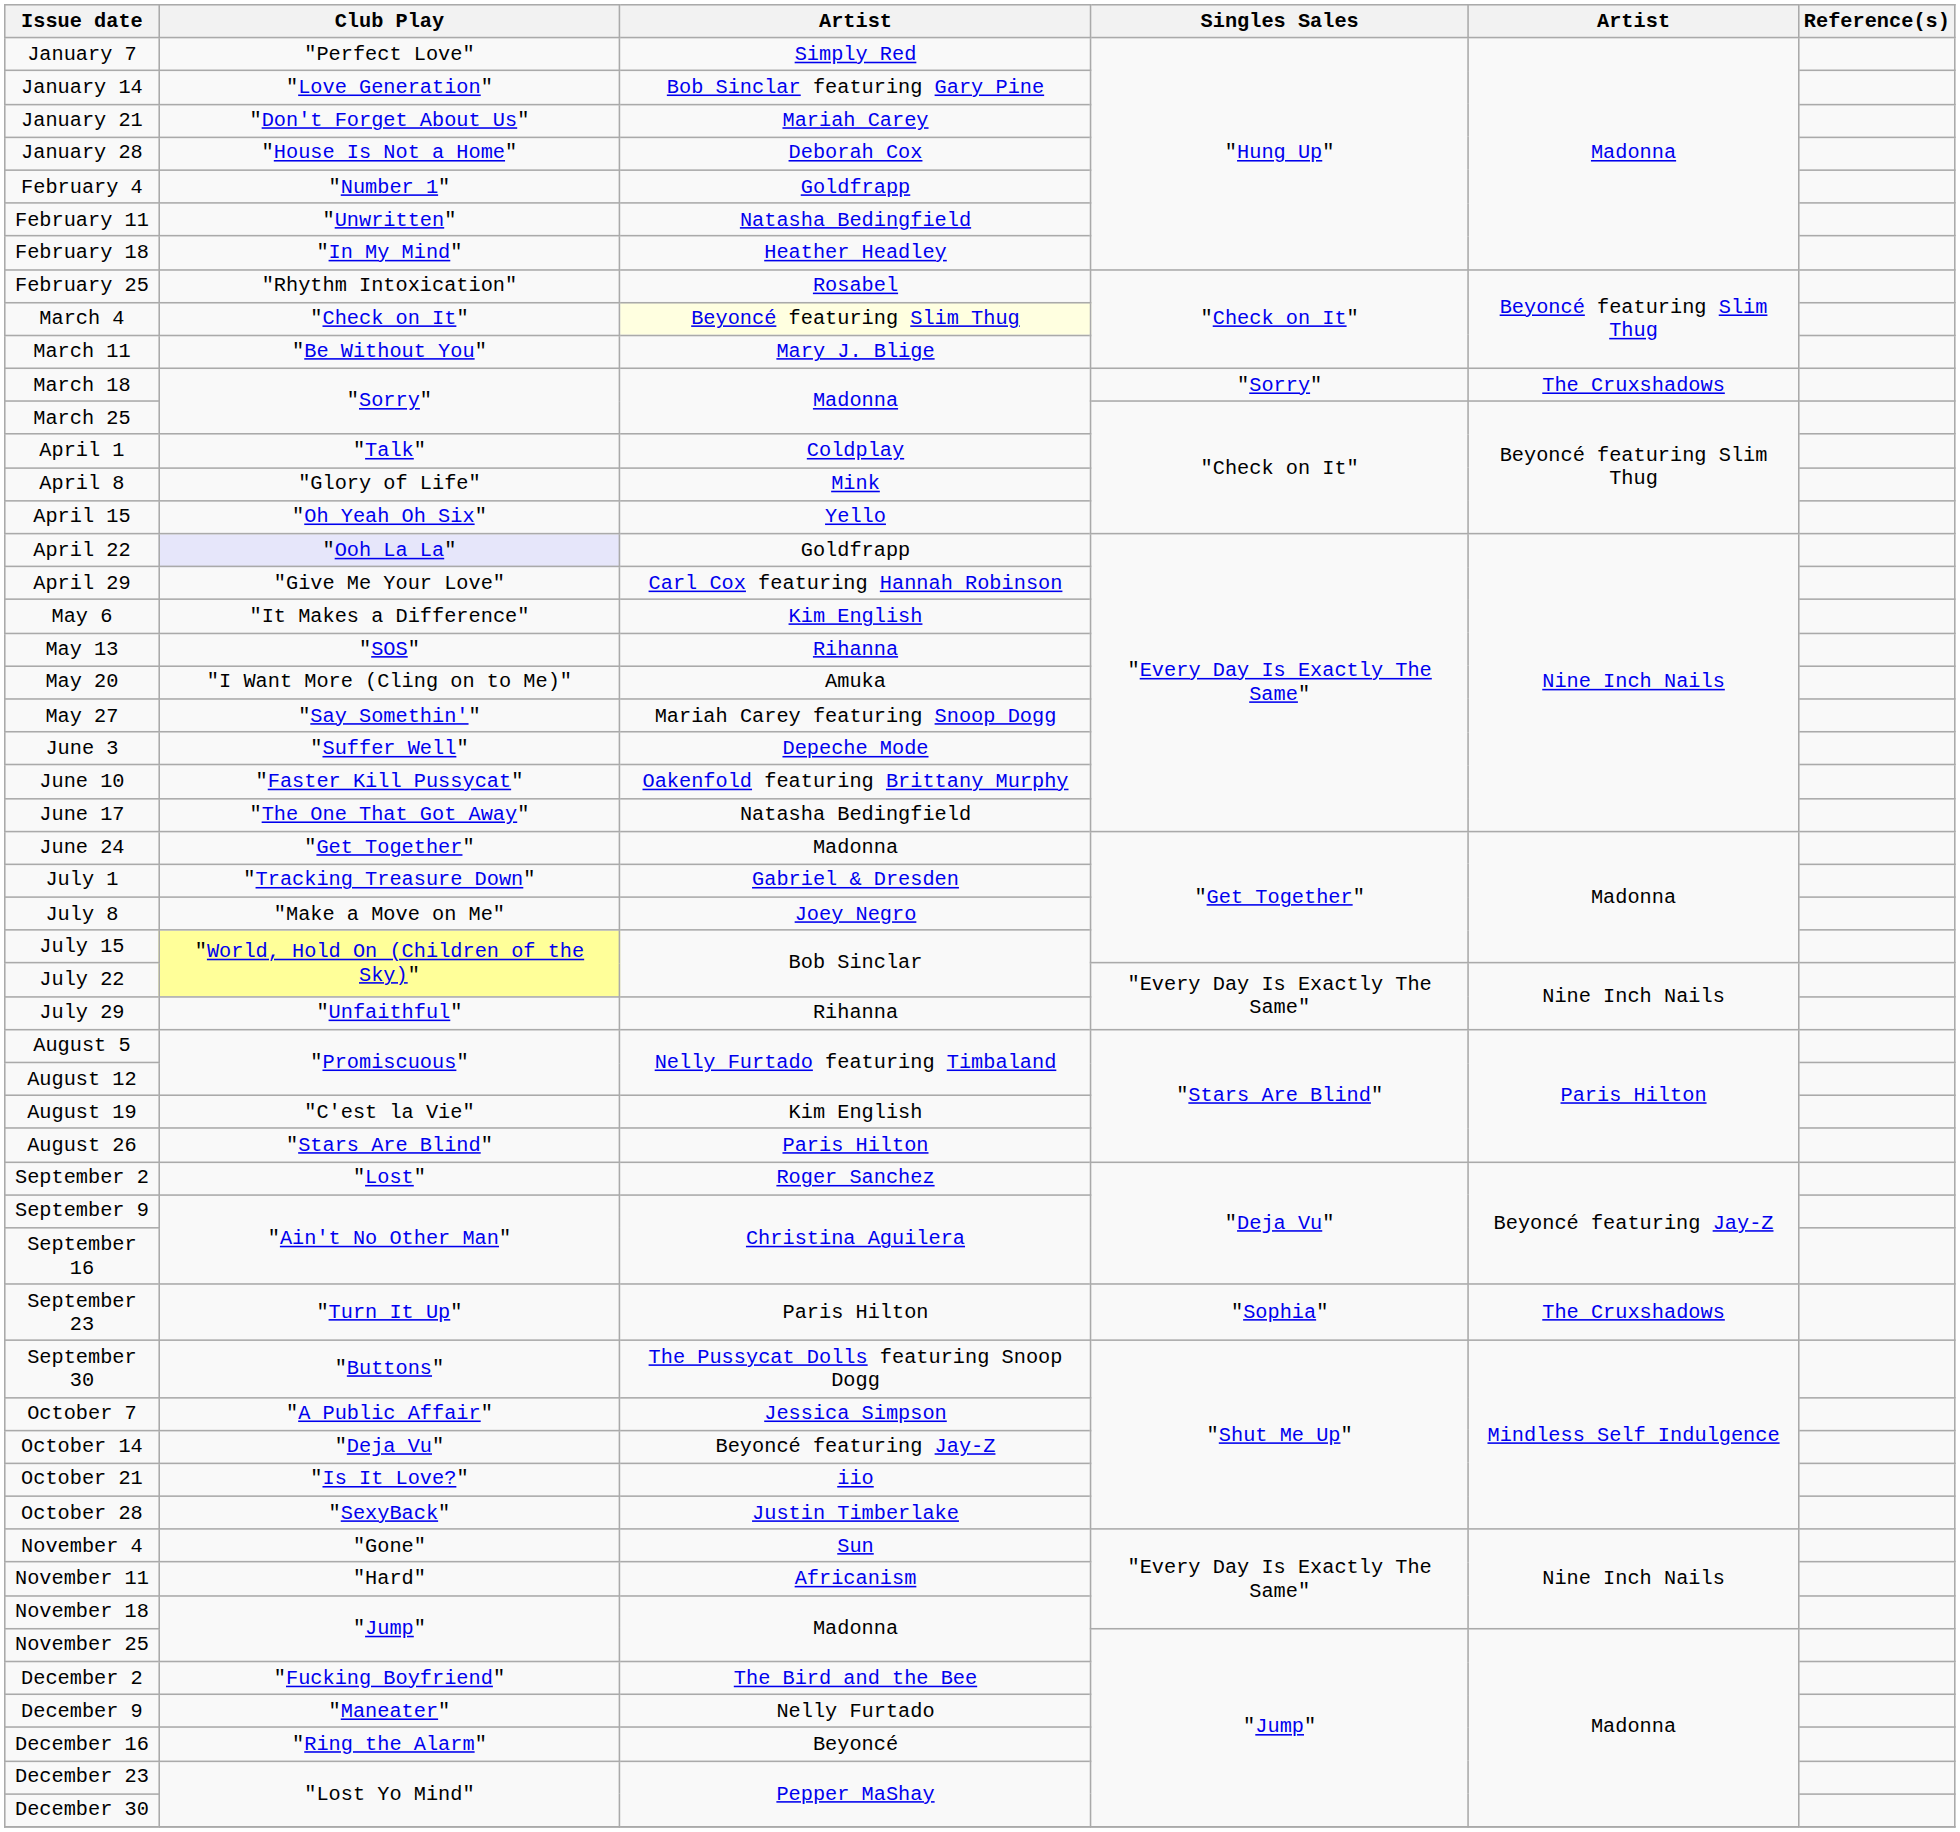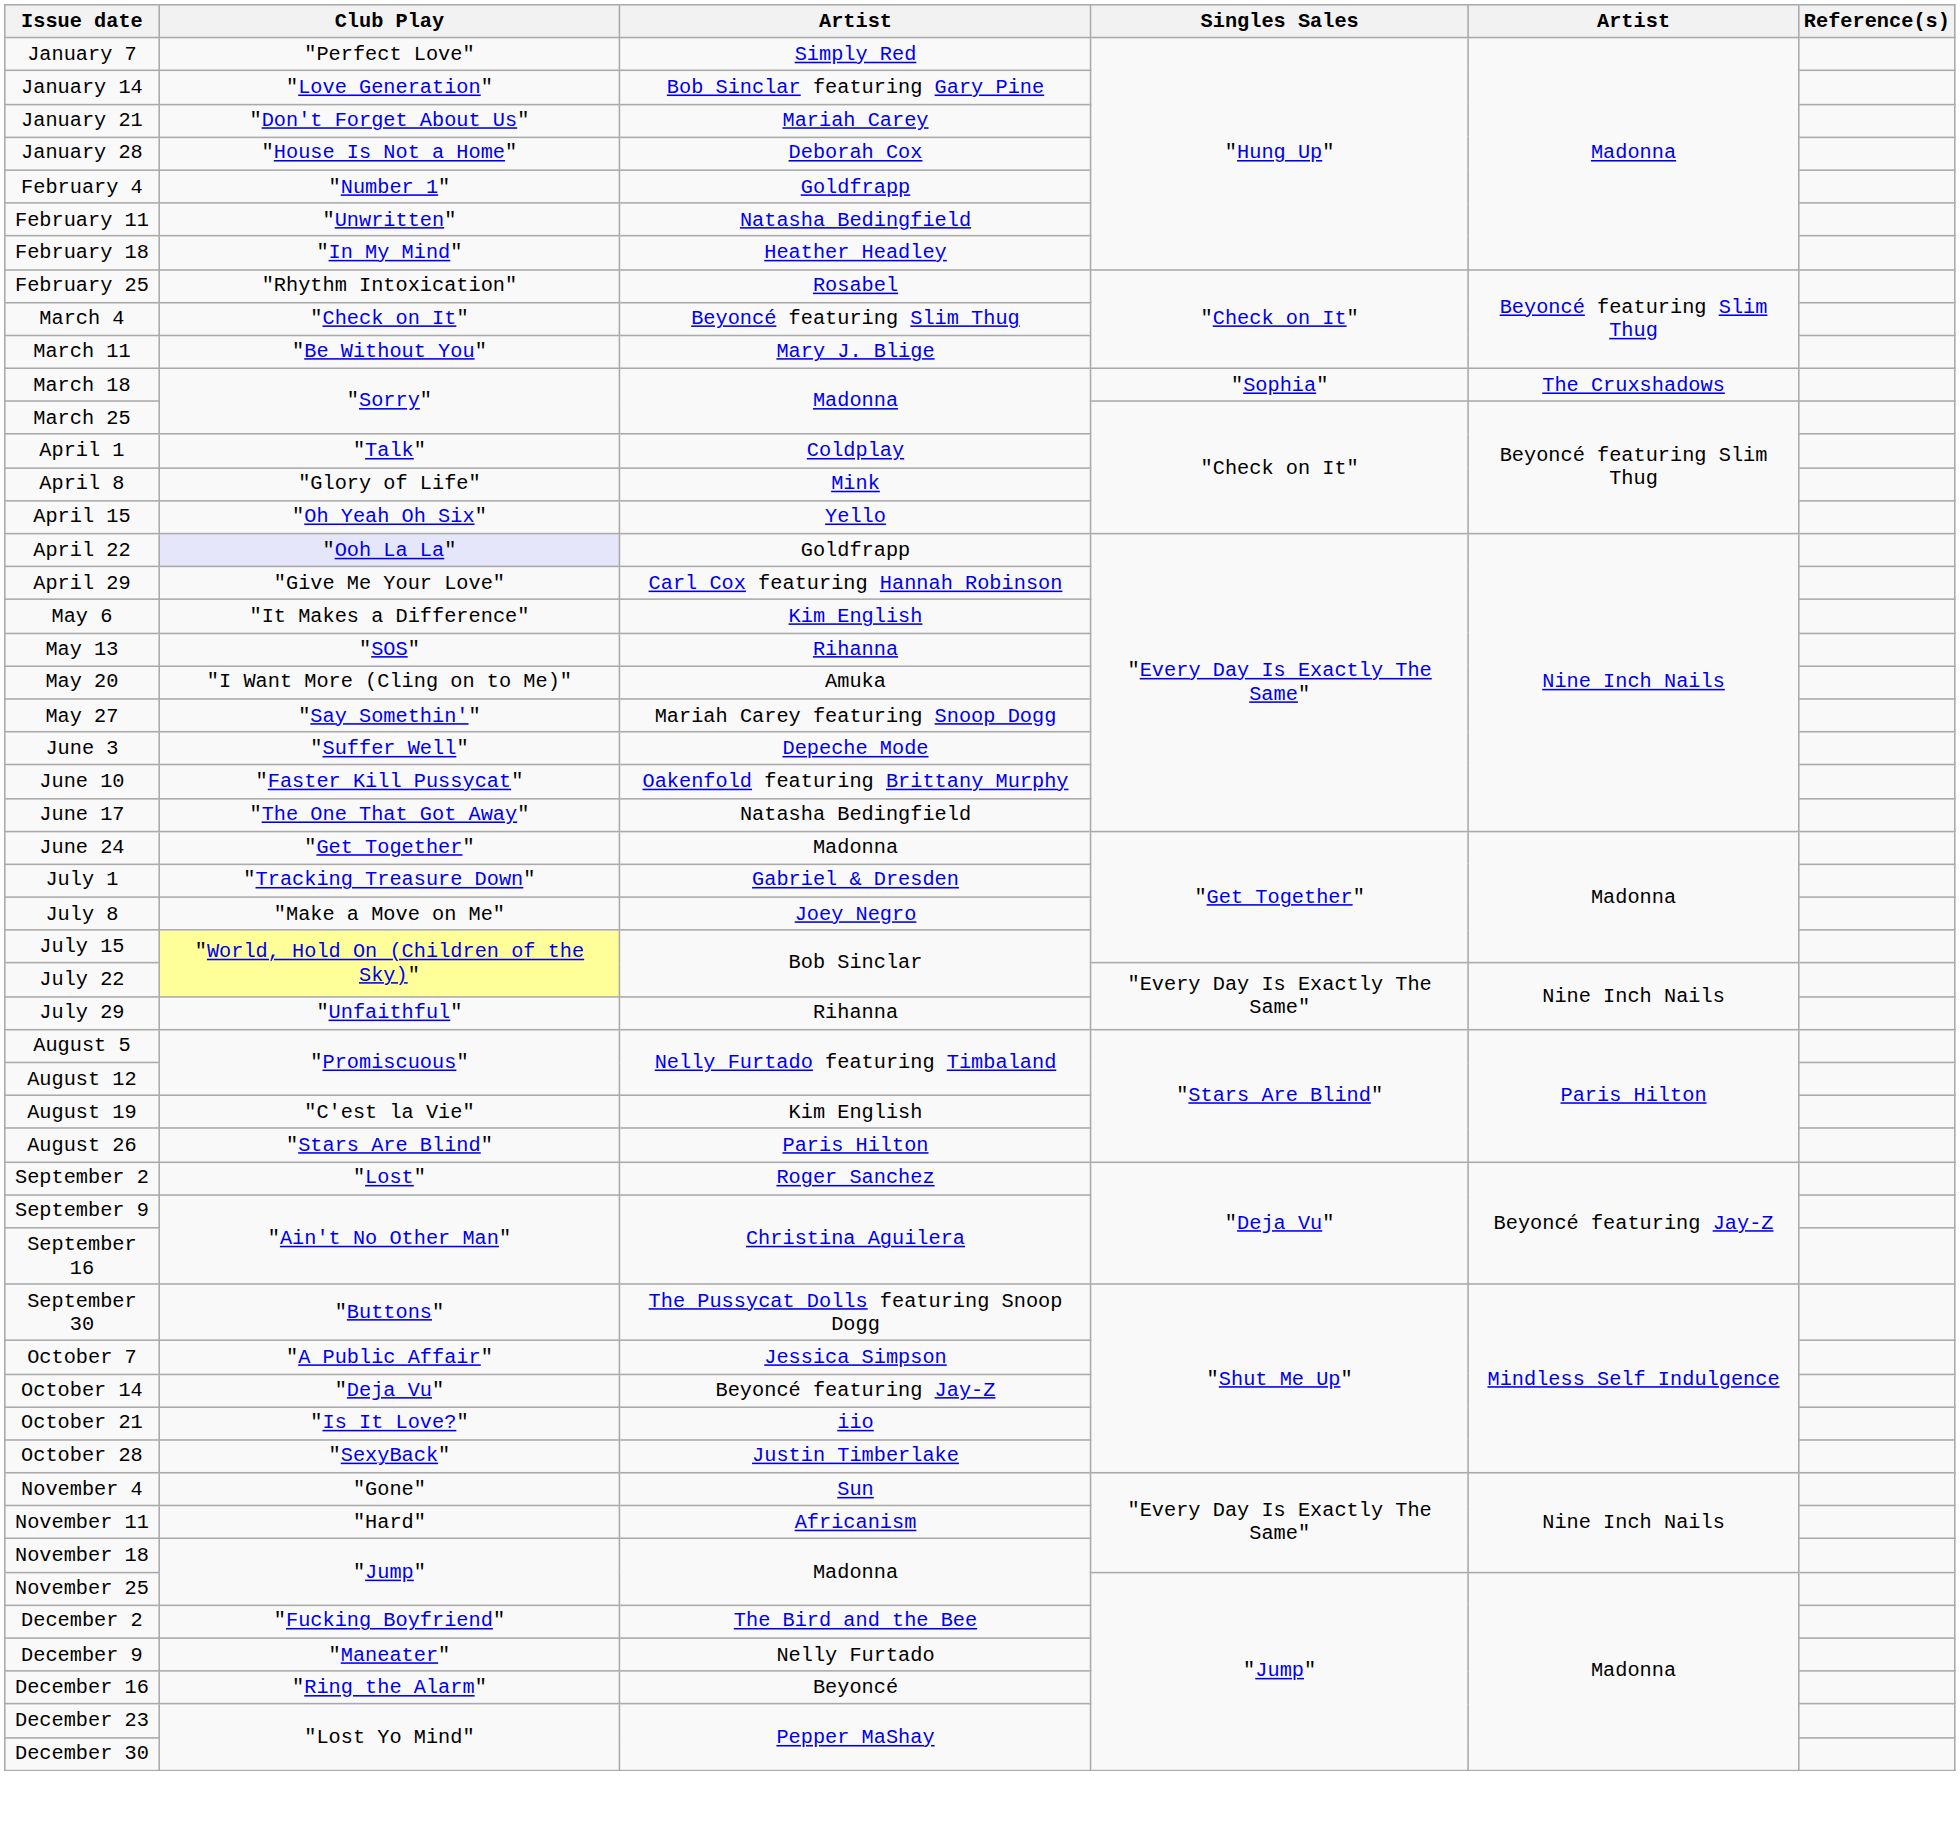(855, 319) lightyellow background -> (855, 319) no background
(1280, 385) "Sorry" -> (1280, 385) "Sophia"
- row: (82, 1312)
